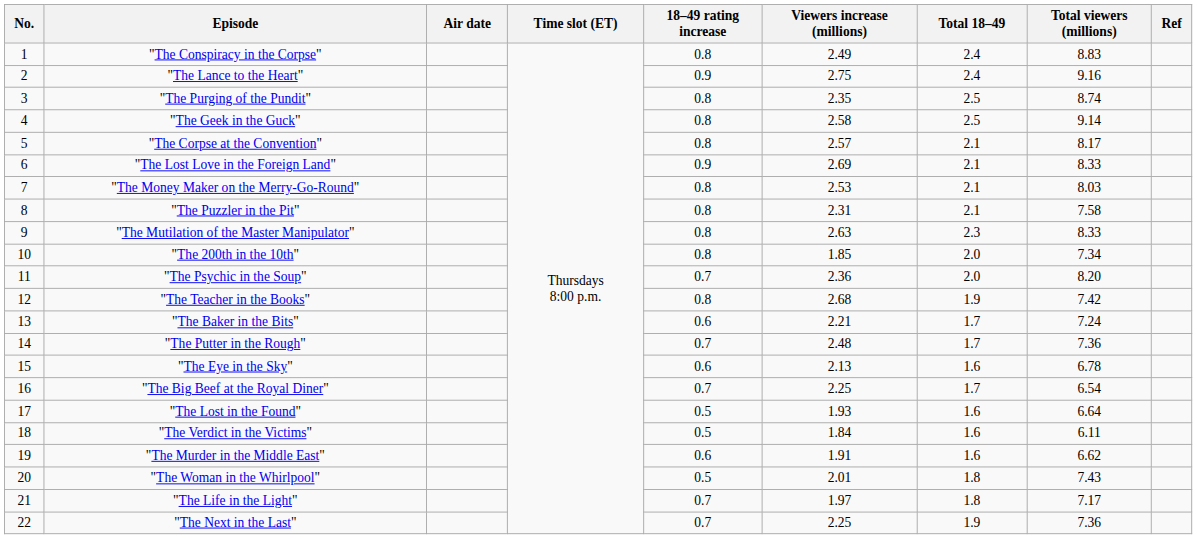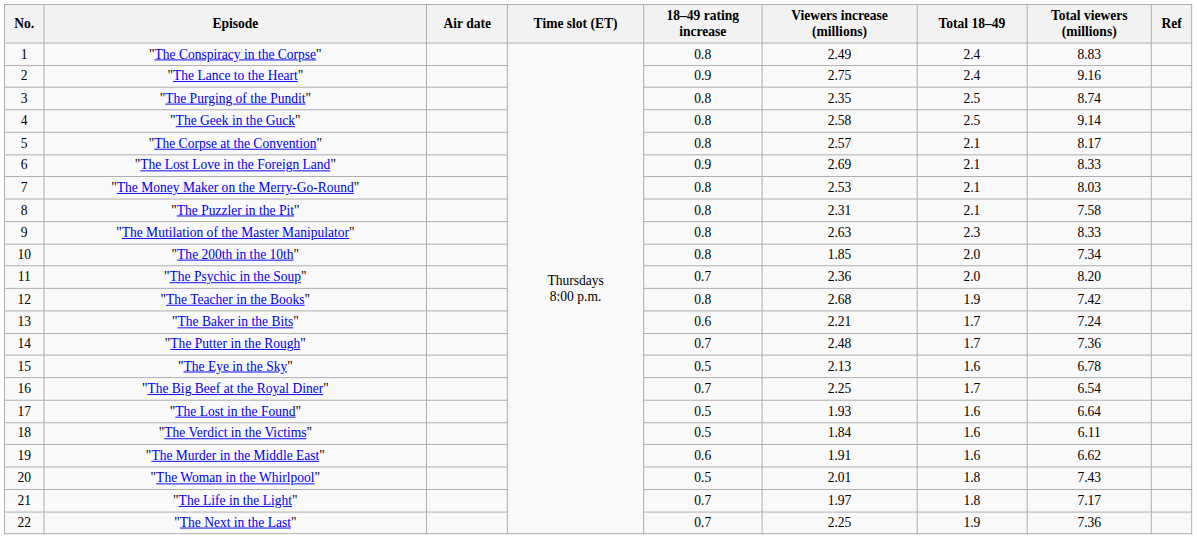(703, 366) 0.6 -> (703, 366) 0.5
